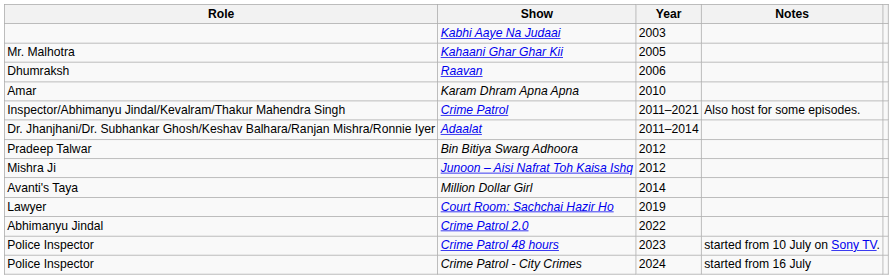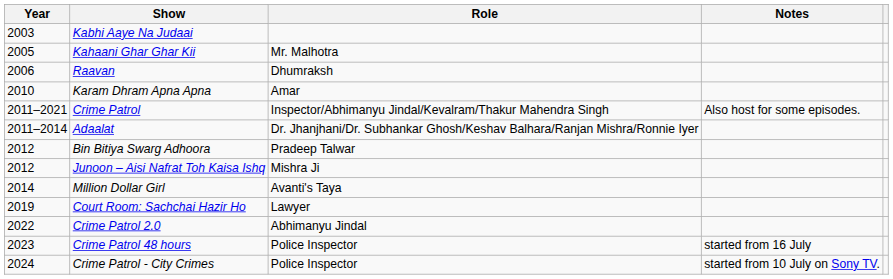columns swapped: (669, 14) <-> (221, 14)
(792, 245) started from 10 July on Sony TV. -> (758, 245) started from 16 July
(758, 264) started from 16 July -> (792, 264) started from 10 July on Sony TV.
